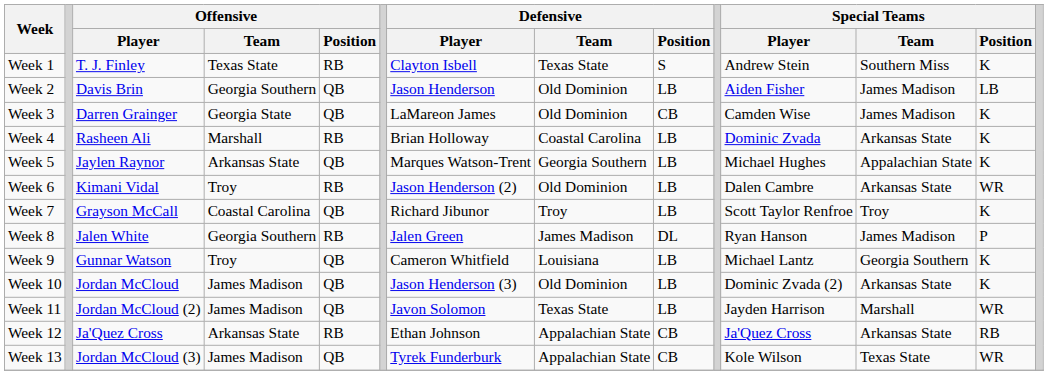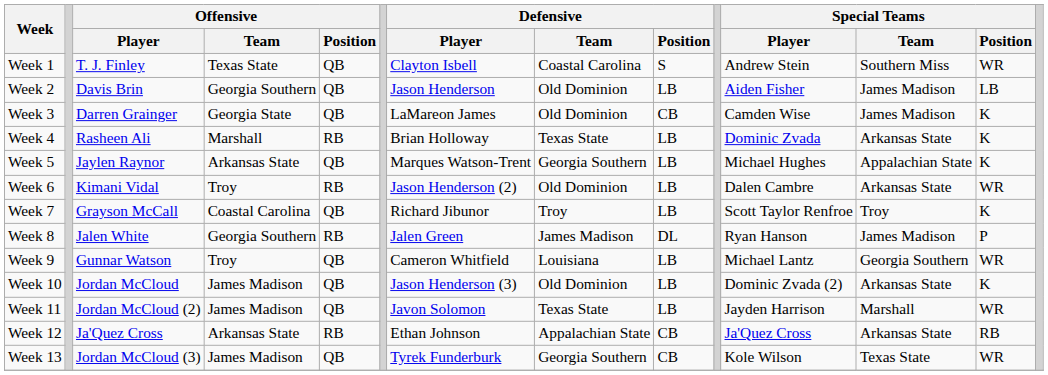(333, 65) RB -> (334, 65) QB
(573, 65) Texas State -> (590, 65) Coastal Carolina
(985, 65) K -> (992, 65) WR
(590, 138) Coastal Carolina -> (573, 138) Texas State
(985, 260) K -> (992, 260) WR
(594, 357) Appalachian State -> (592, 357) Georgia Southern
